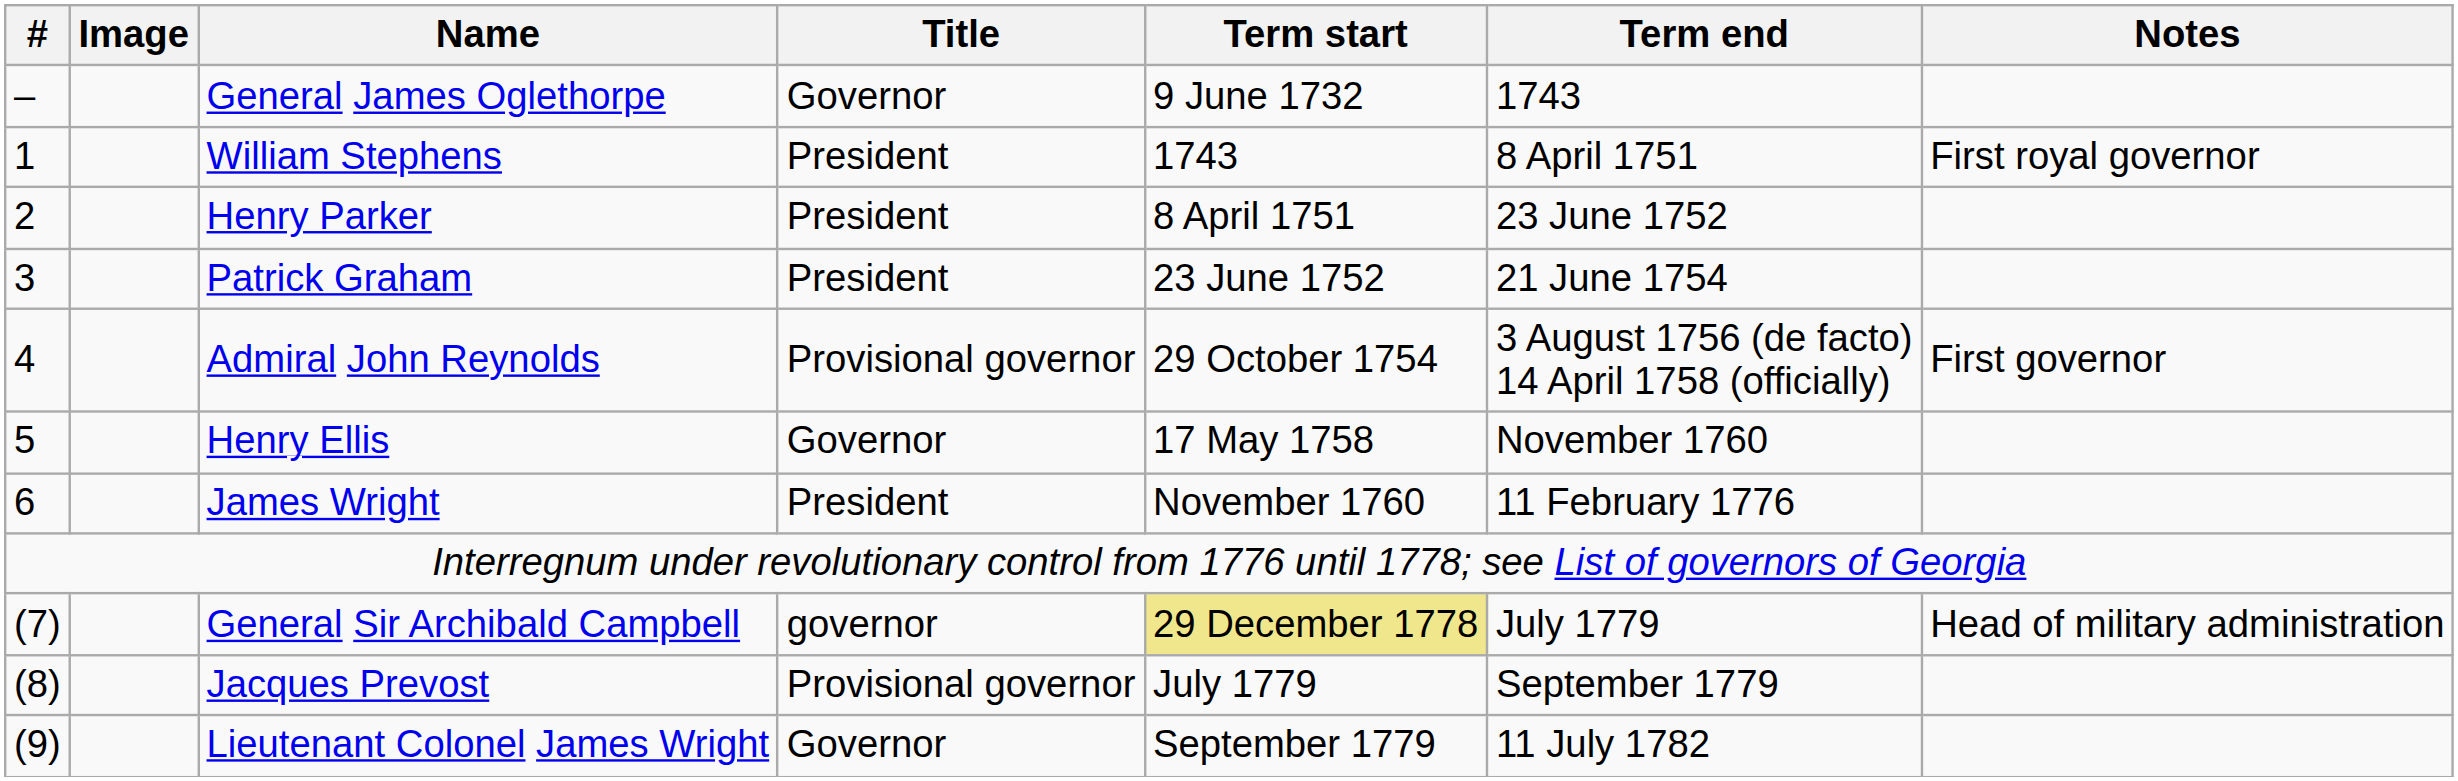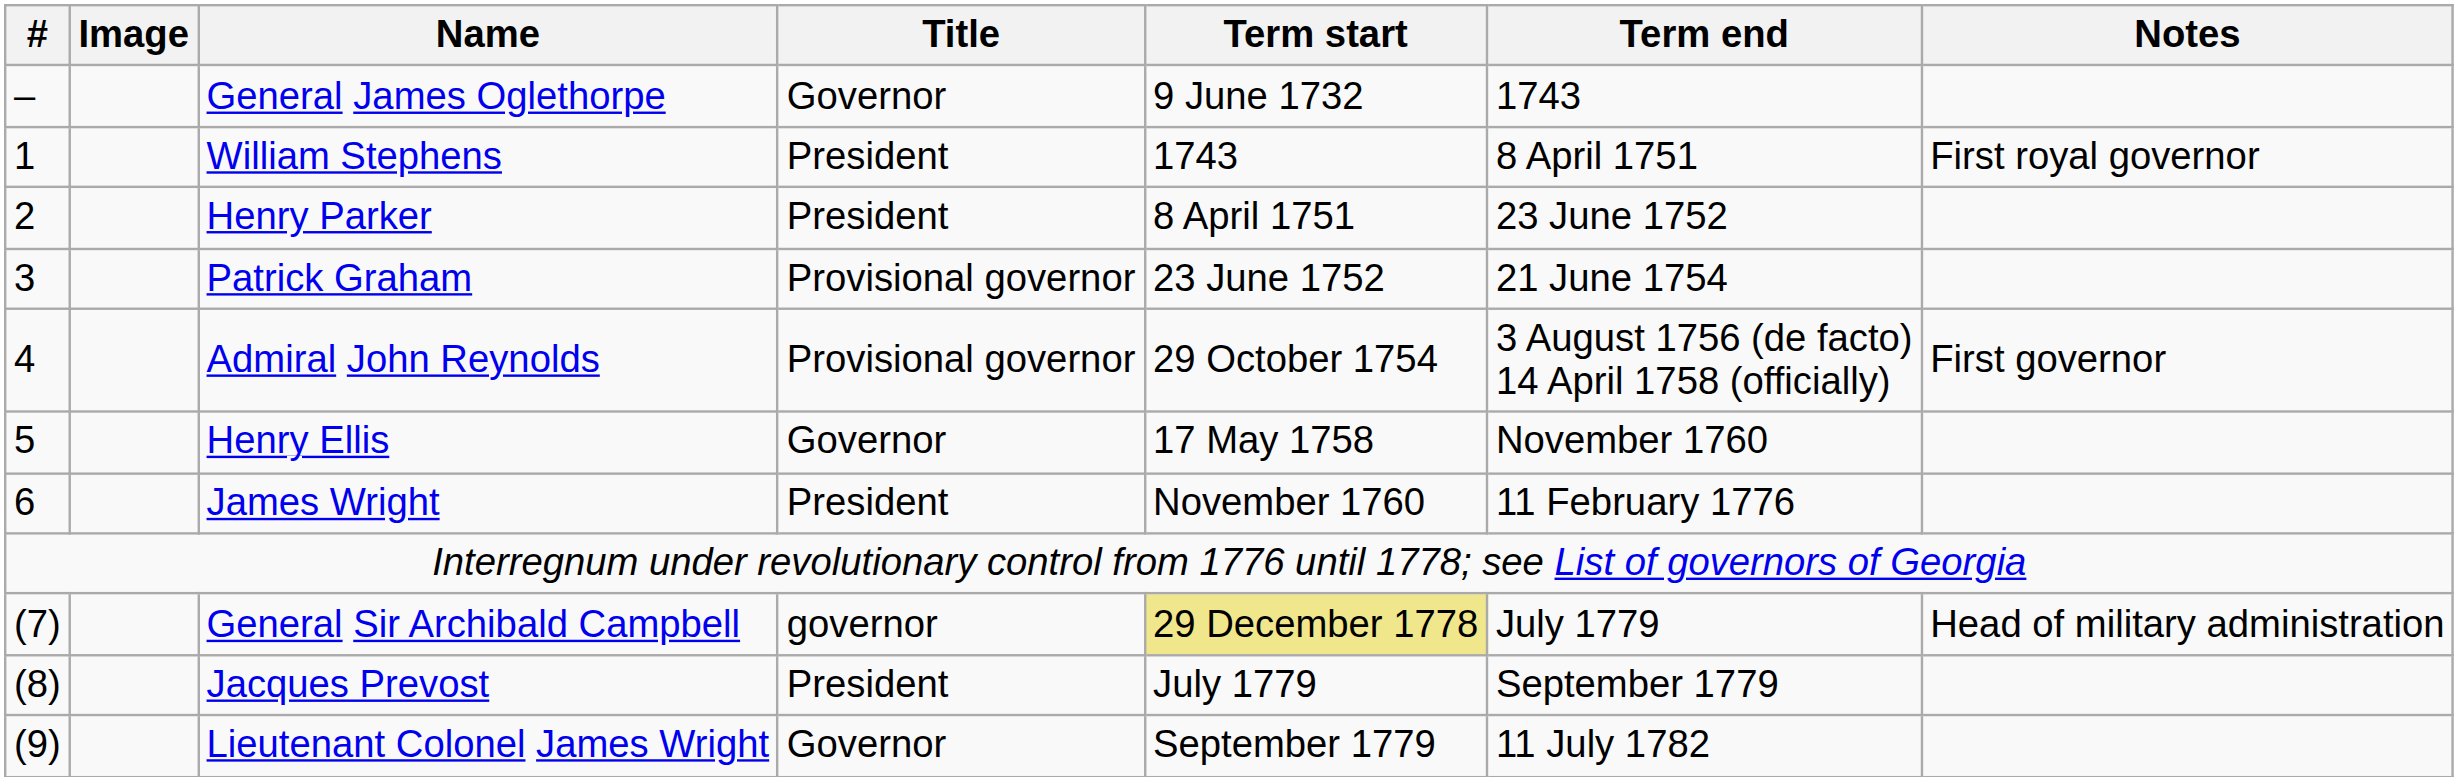(868, 277) President -> (961, 277) Provisional governor
(961, 684) Provisional governor -> (868, 684) President
